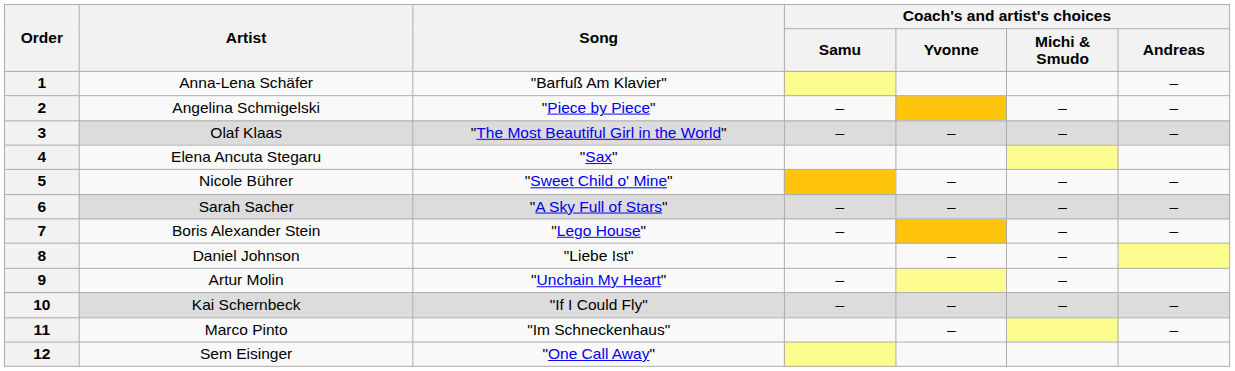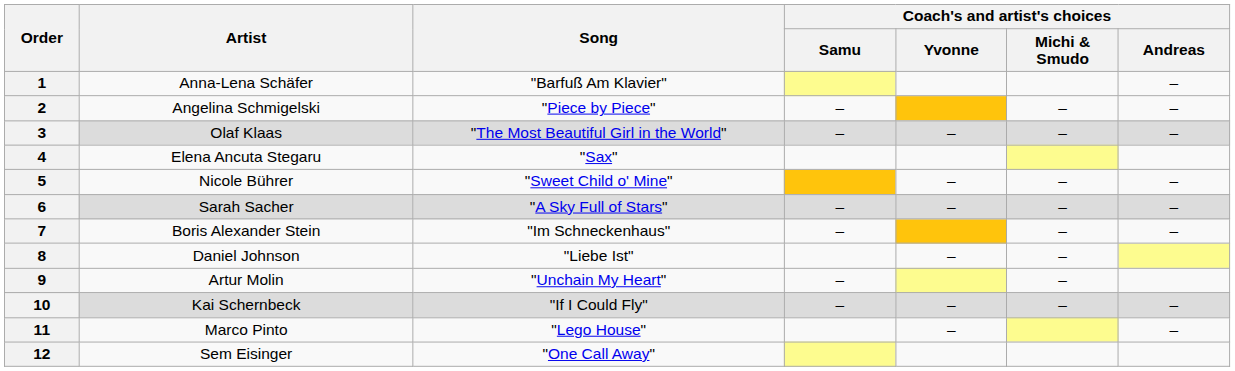(599, 231) "Lego House" -> (599, 231) "Im Schneckenhaus"
(599, 329) "Im Schneckenhaus" -> (599, 329) "Lego House"
